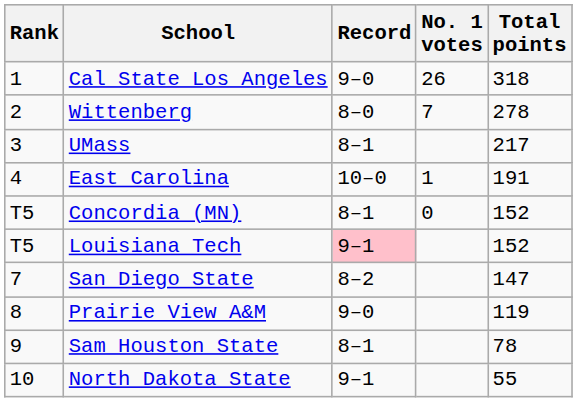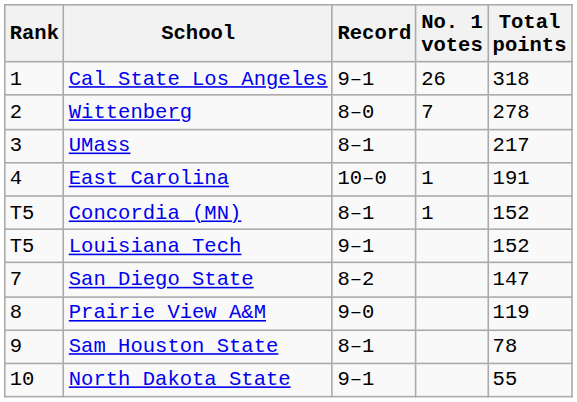(356, 79) 9–0 -> (356, 79) 9–1
(427, 213) 0 -> (427, 213) 1
(356, 246) pink background -> (356, 246) no background
